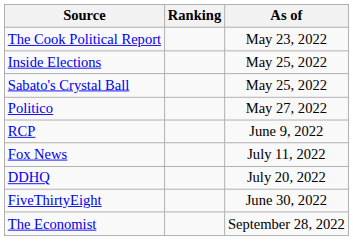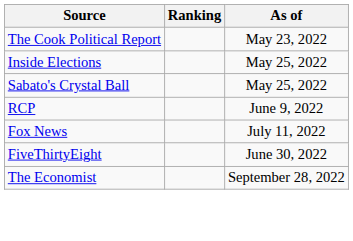- row: (30, 108)
- row: (29, 177)
